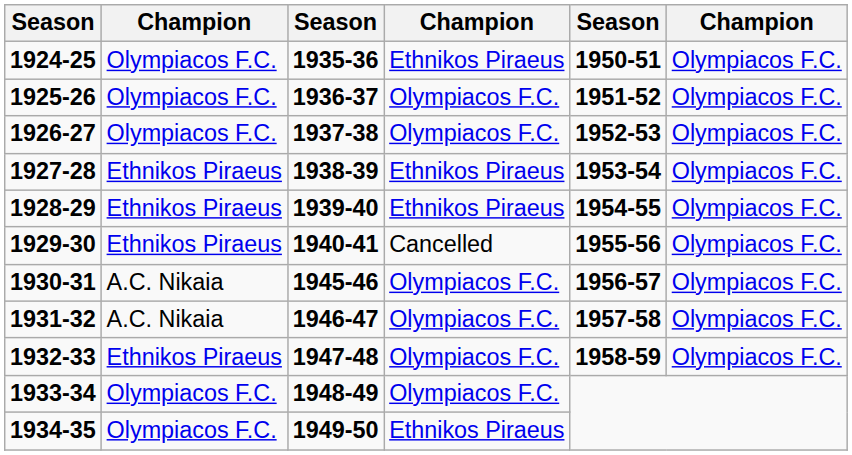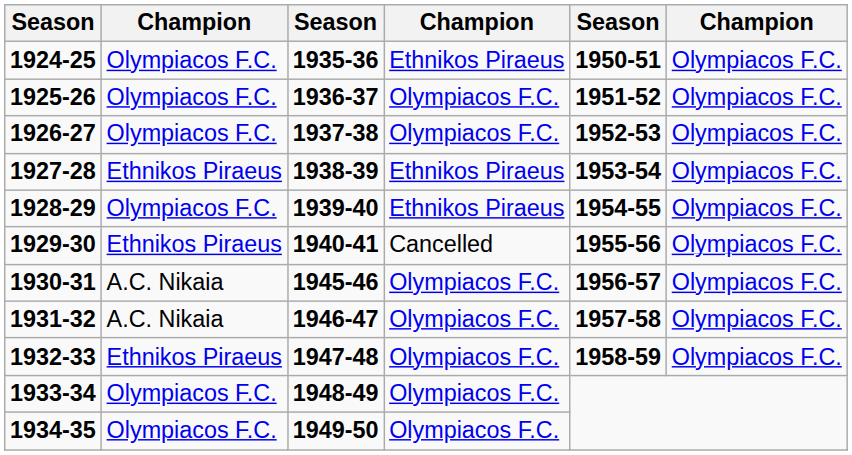(194, 208) Ethnikos Piraeus -> (192, 208) Olympiacos F.C.
(477, 430) Ethnikos Piraeus -> (474, 430) Olympiacos F.C.
